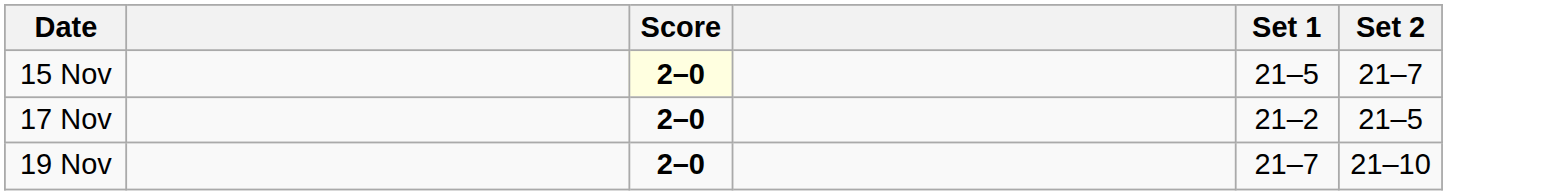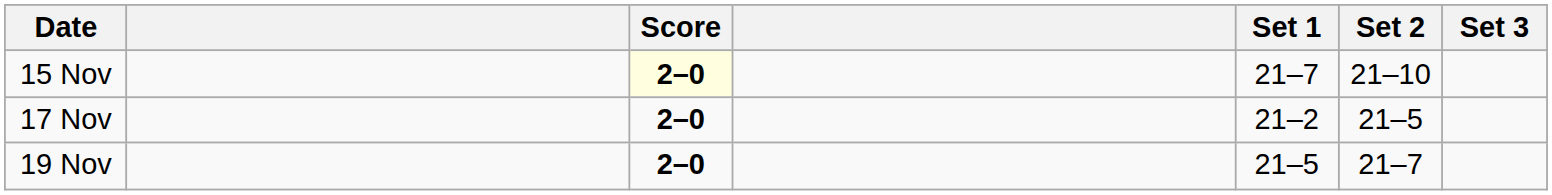+ column: (1494, 27)
(1287, 73) 21–5 -> (1287, 73) 21–7
(1391, 73) 21–7 -> (1391, 73) 21–10
(1287, 165) 21–7 -> (1287, 165) 21–5
(1391, 165) 21–10 -> (1391, 165) 21–7
